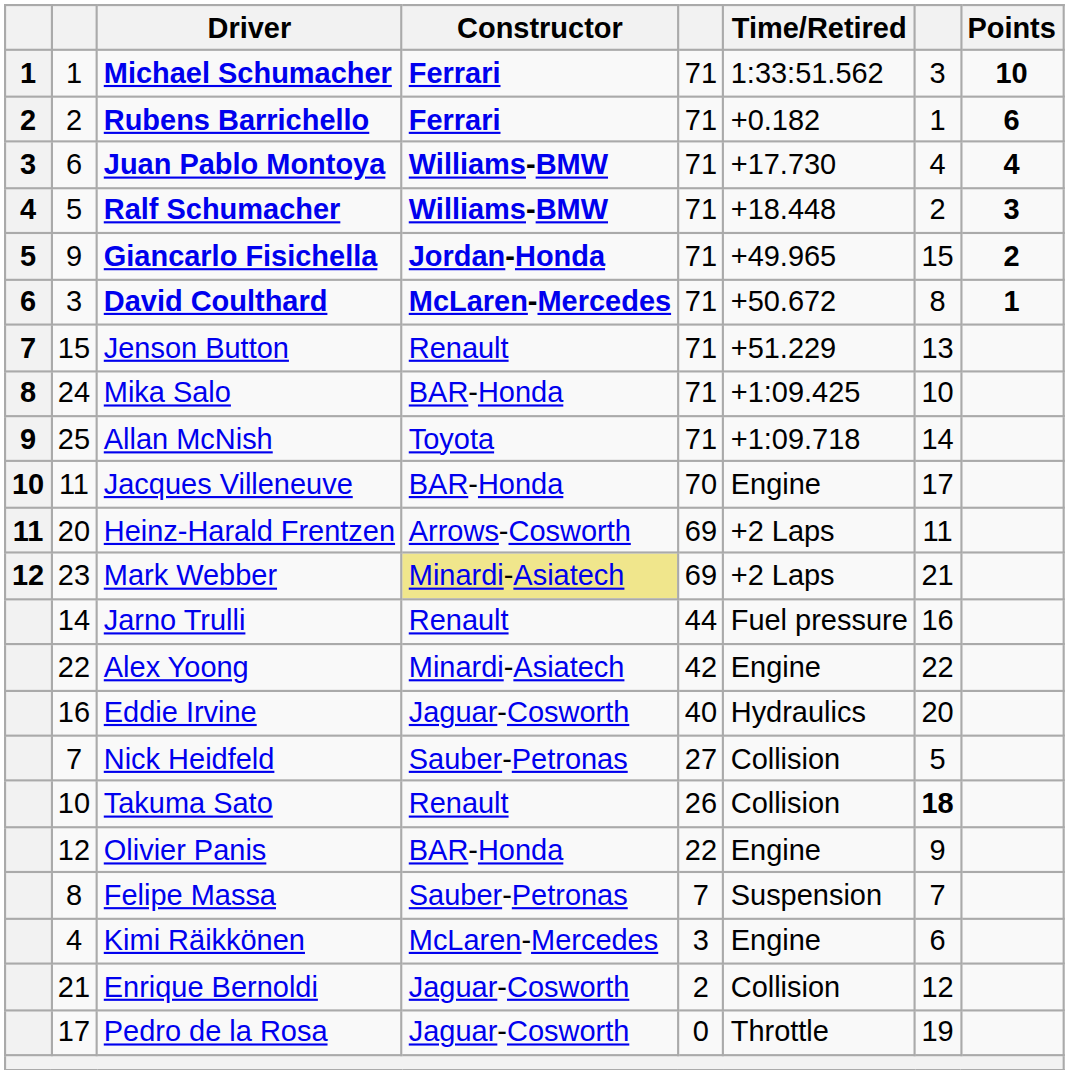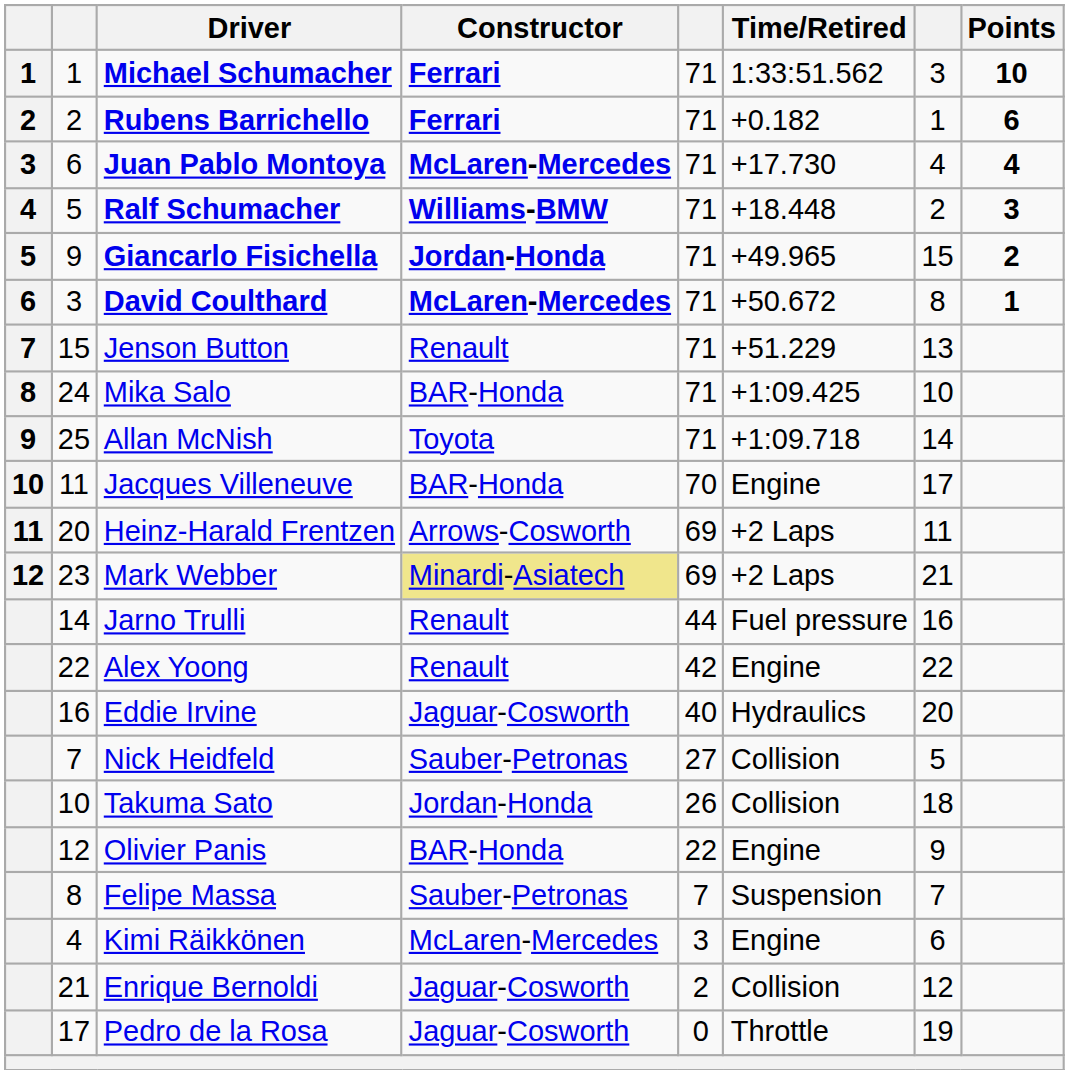(508, 164) Williams-BMW -> (540, 164) McLaren-Mercedes
(517, 667) Minardi-Asiatech -> (459, 667) Renault
(459, 804) Renault -> (501, 804) Jordan-Honda
(938, 804) bold -> (938, 804) normal
